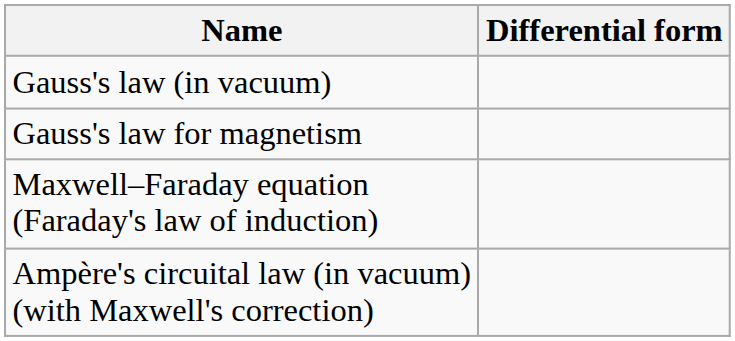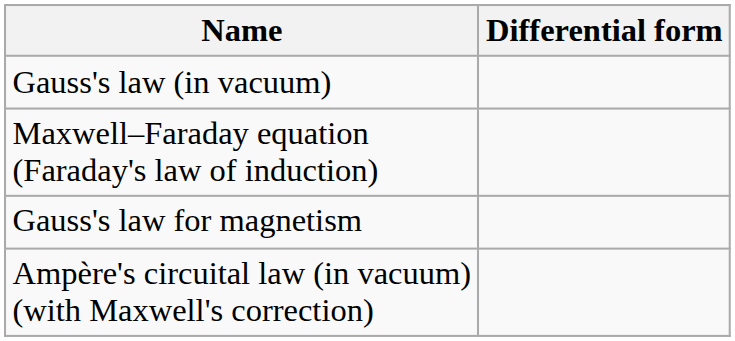rows swapped: (187, 133) <-> (195, 203)
